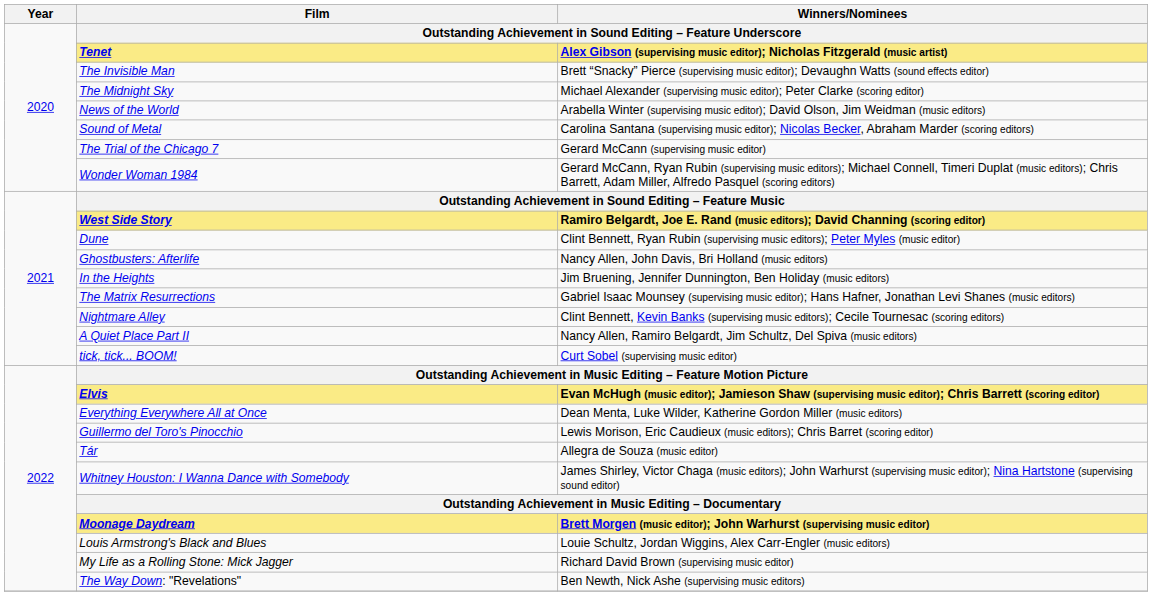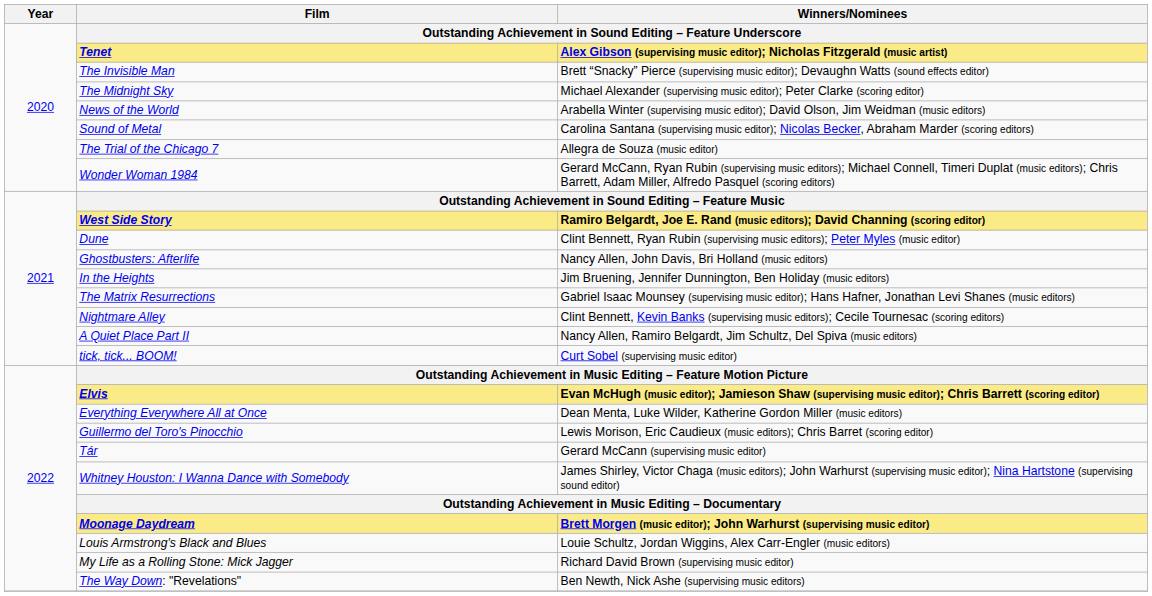(663, 149) Gerard McCann (supervising music editor) -> (639, 149) Allegra de Souza (music editor)
(639, 452) Allegra de Souza (music editor) -> (663, 452) Gerard McCann (supervising music editor)
